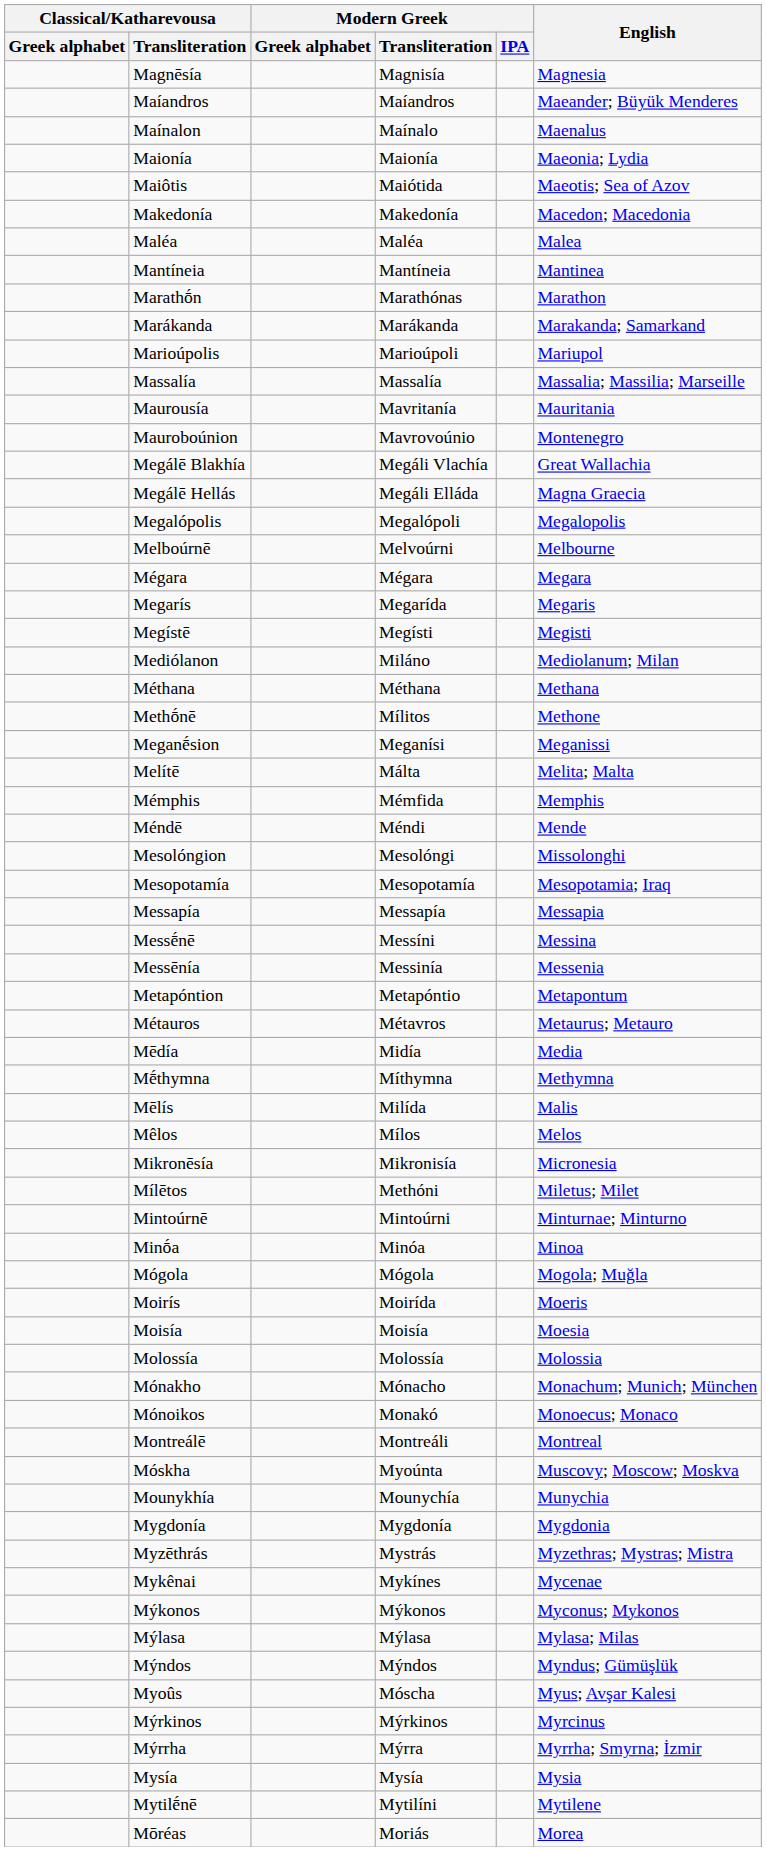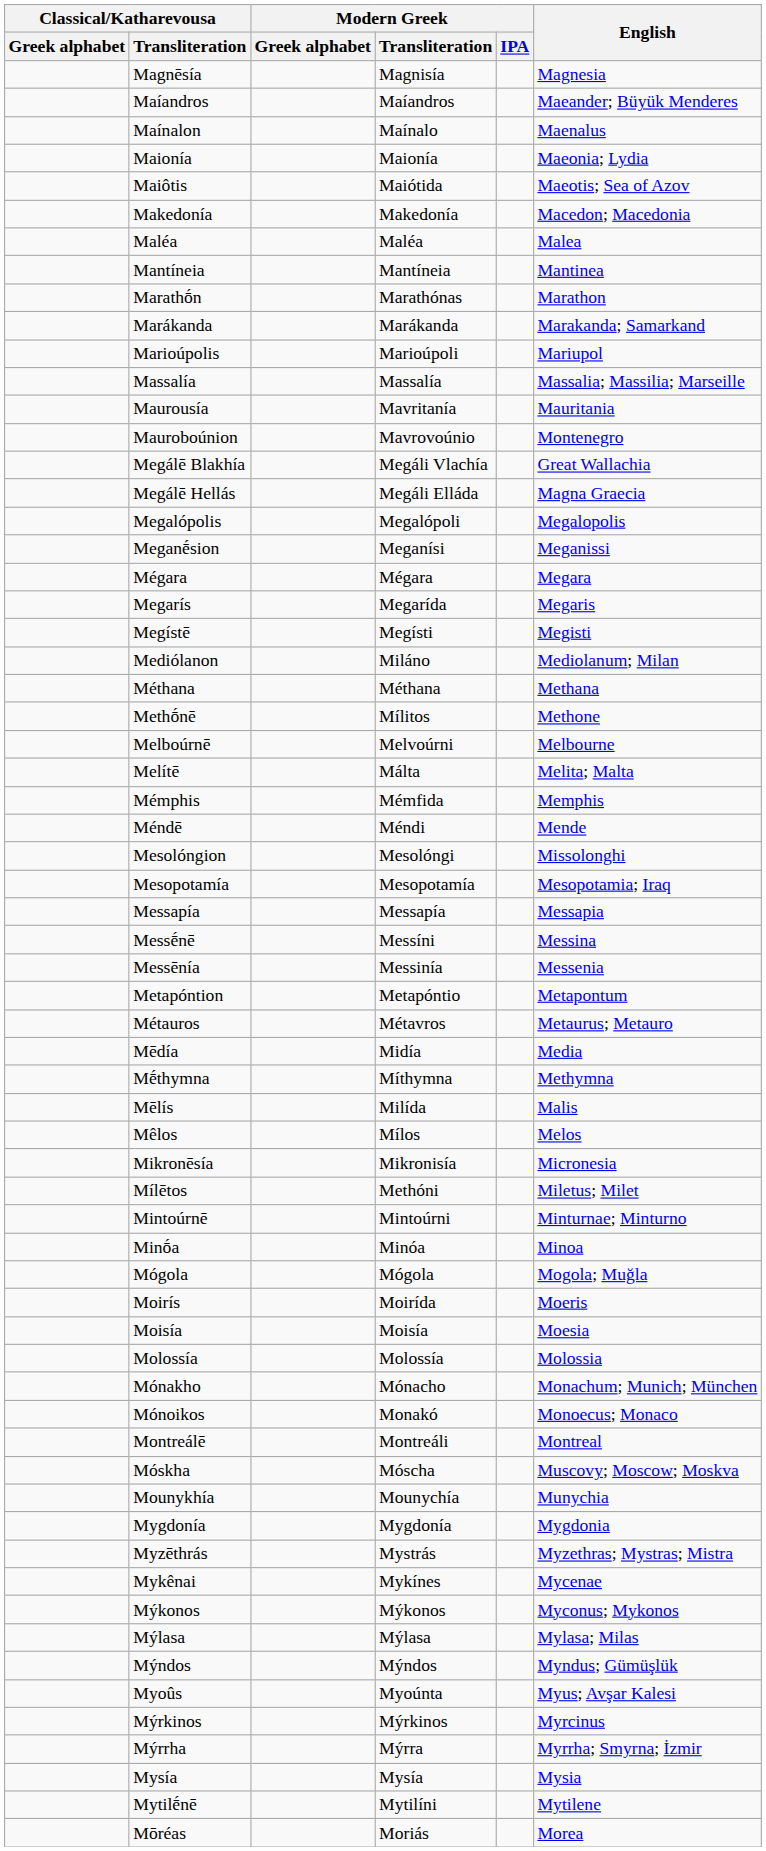rows swapped: (176, 744) <-> (172, 548)
(411, 1469) Myoúnta -> (407, 1469) Móscha
(407, 1693) Móscha -> (411, 1693) Myoúnta
